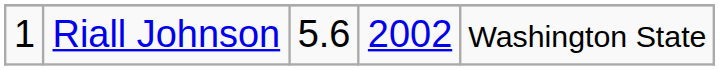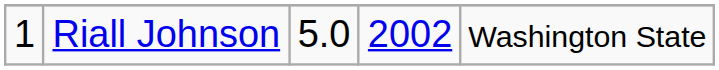(324, 34) 5.6 -> (324, 34) 5.0
